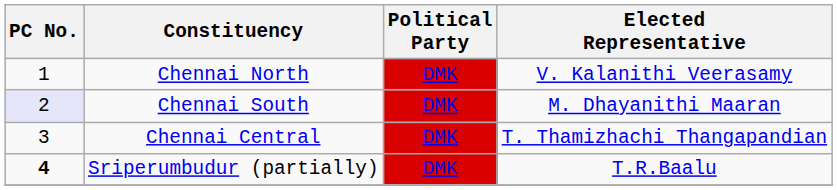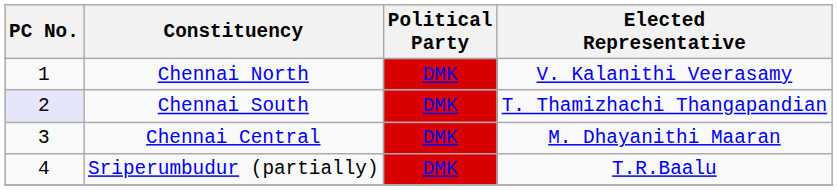(664, 106) M. Dhayanithi Maaran -> (664, 106) T. Thamizhachi Thangapandian
(664, 138) T. Thamizhachi Thangapandian -> (664, 138) M. Dhayanithi Maaran
(44, 169) bold -> (44, 169) normal
